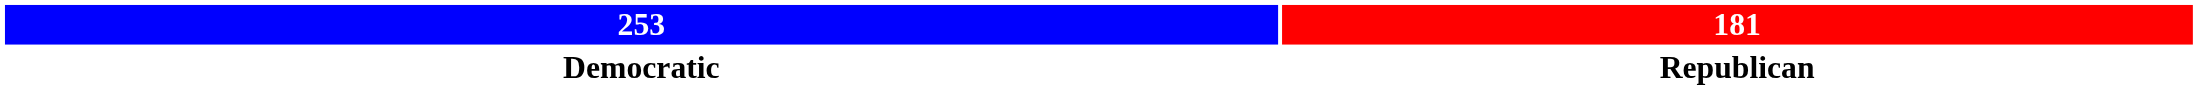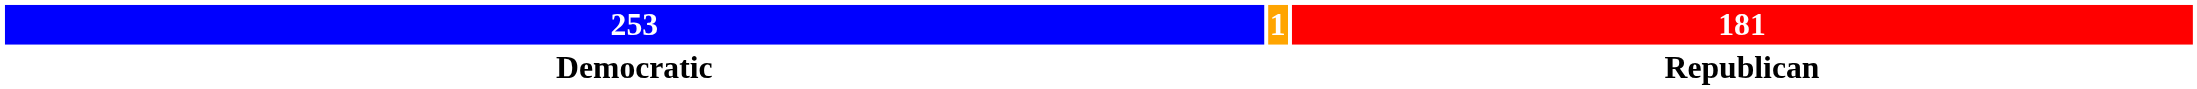+ column: (1278, 24)
